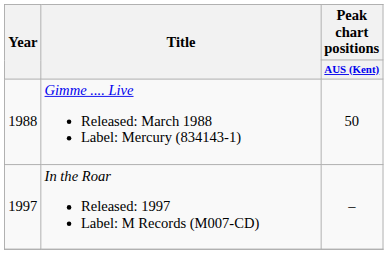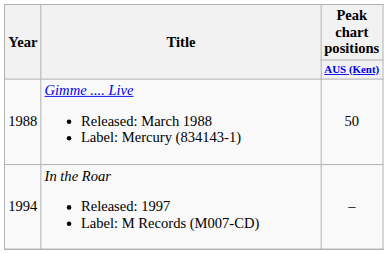(23, 206) 1997 -> (23, 206) 1994
